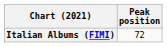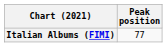(140, 35) 72 -> (140, 35) 77
